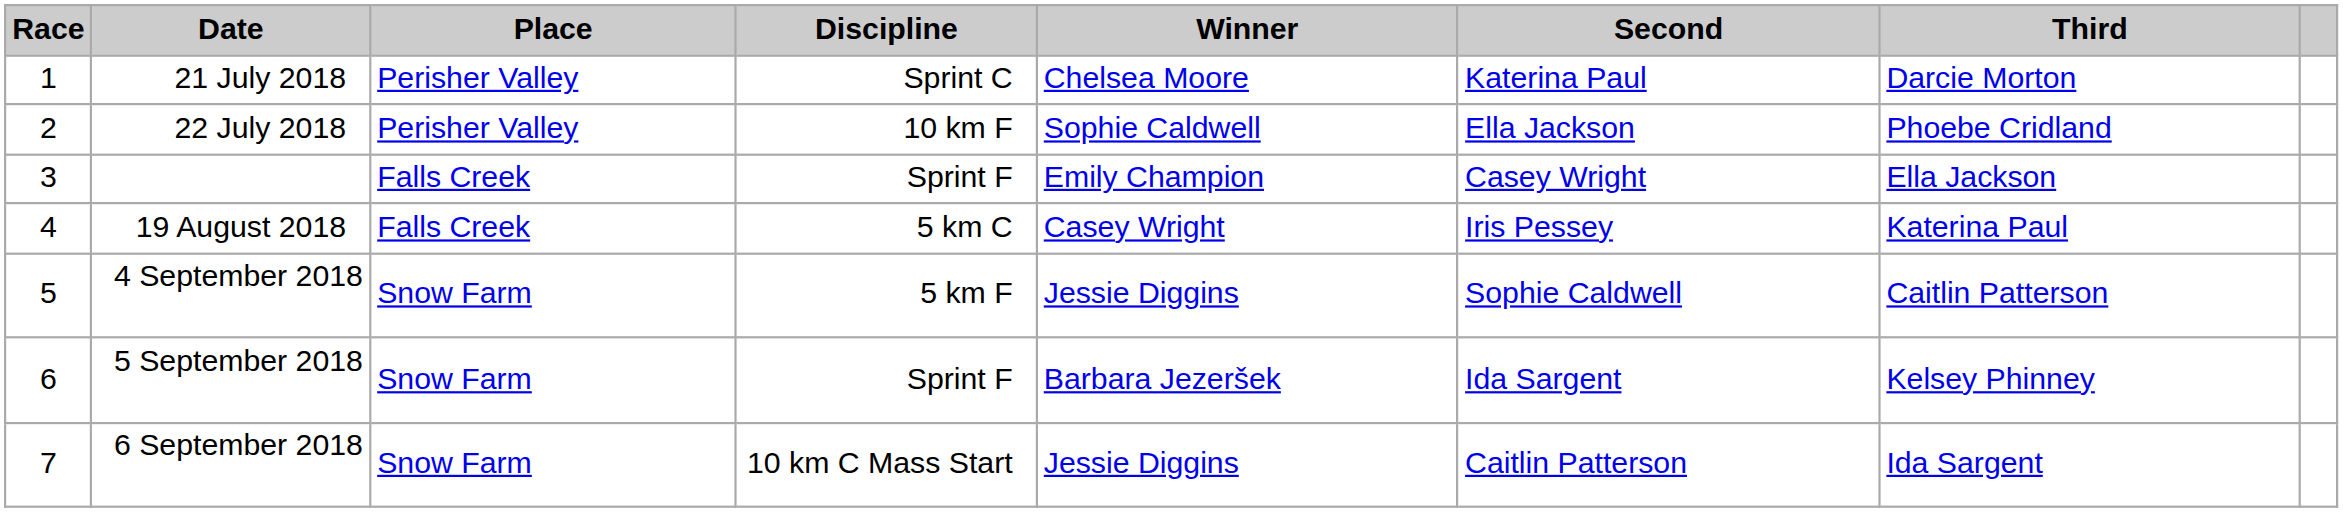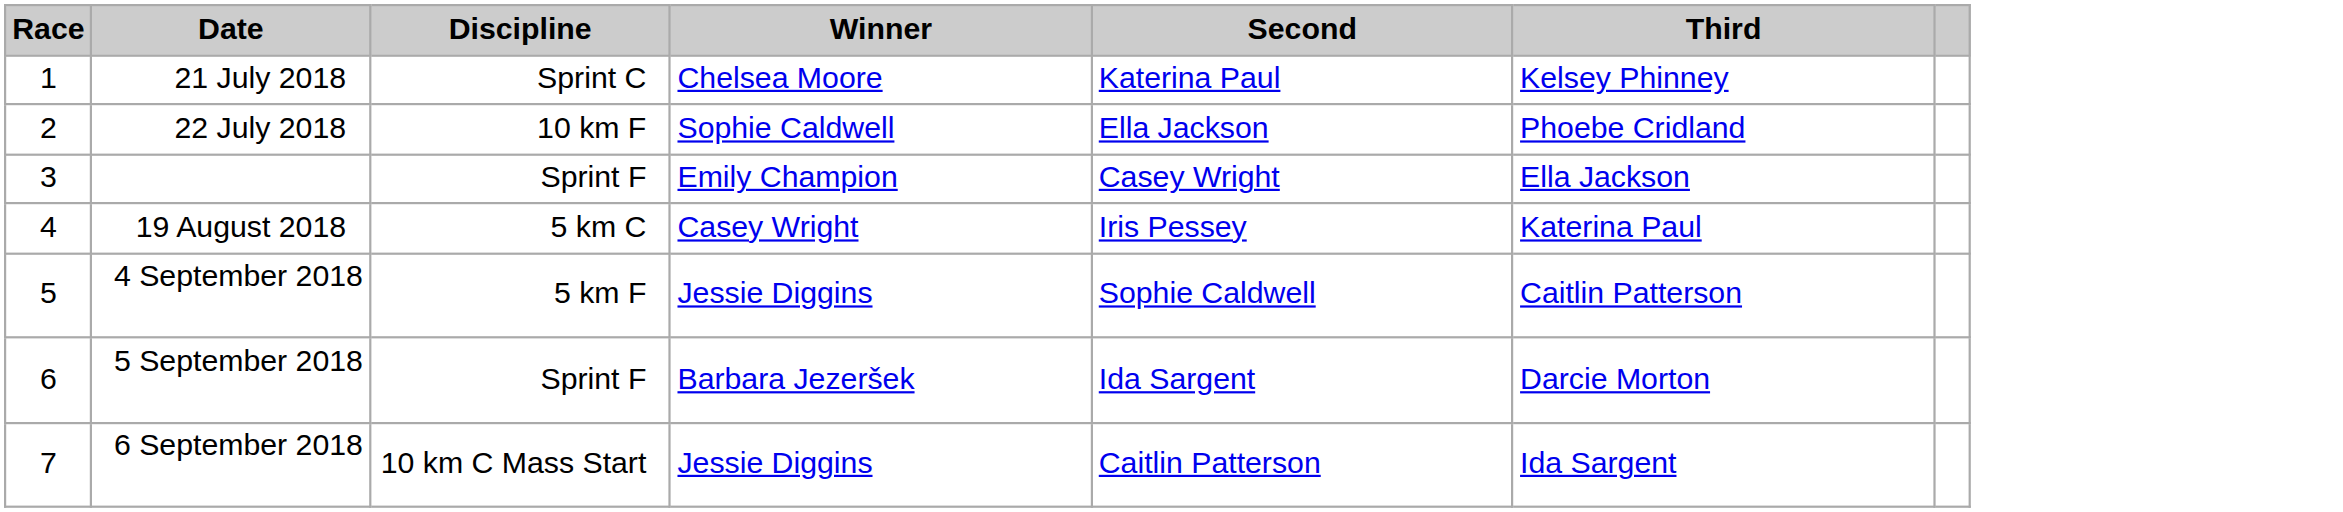- column: (553, 28)
(1981, 78) Darcie Morton -> (1624, 78) Kelsey Phinney
(1991, 378) Kelsey Phinney -> (1615, 378) Darcie Morton
